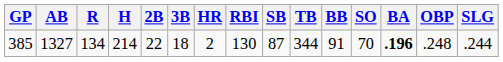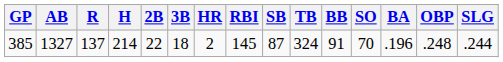(93, 43) 134 -> (93, 43) 137
(244, 43) 130 -> (244, 43) 145
(306, 43) 344 -> (306, 43) 324
(398, 43) bold -> (398, 43) normal
